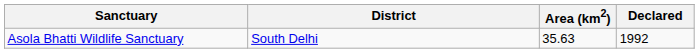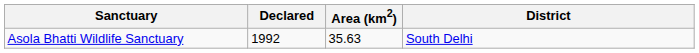columns swapped: (655, 16) <-> (394, 16)
